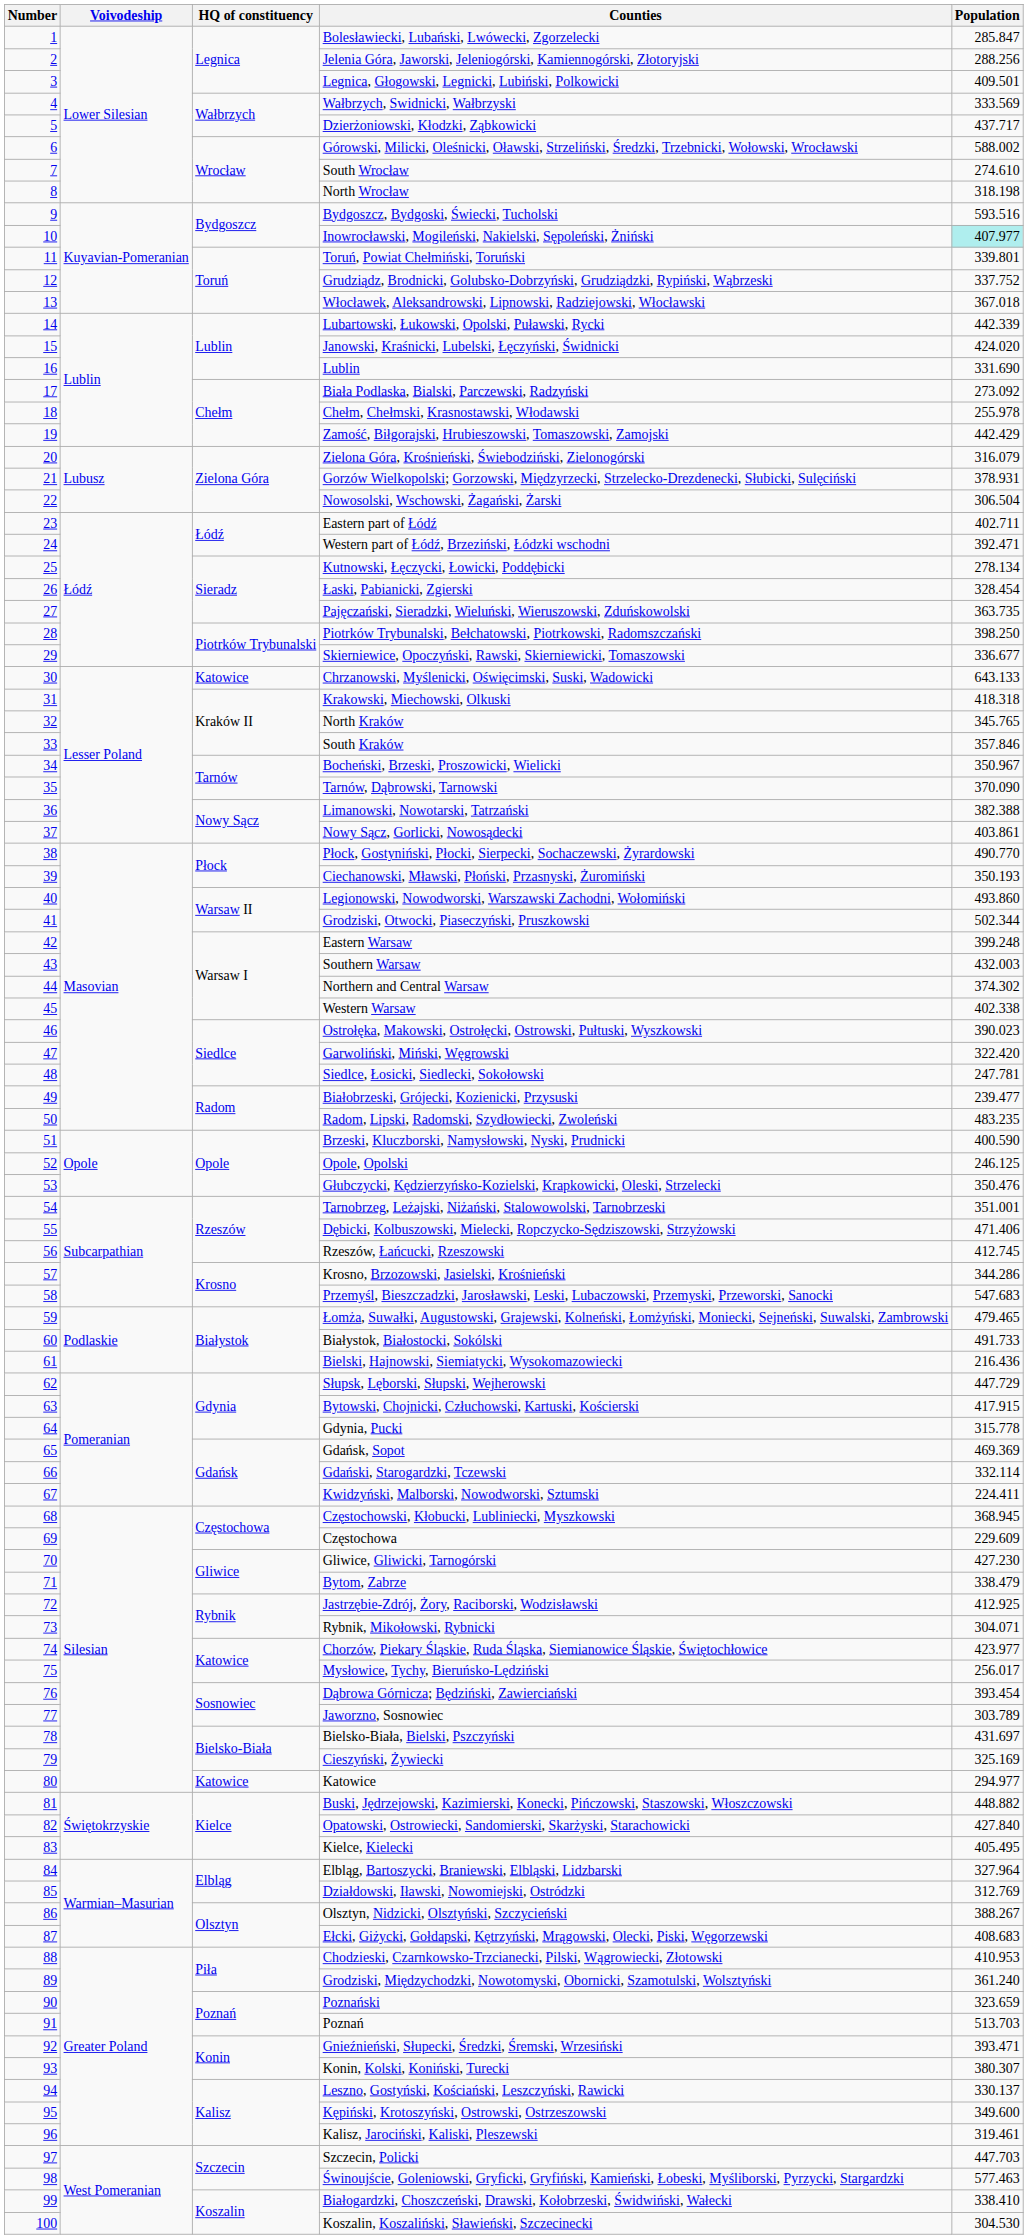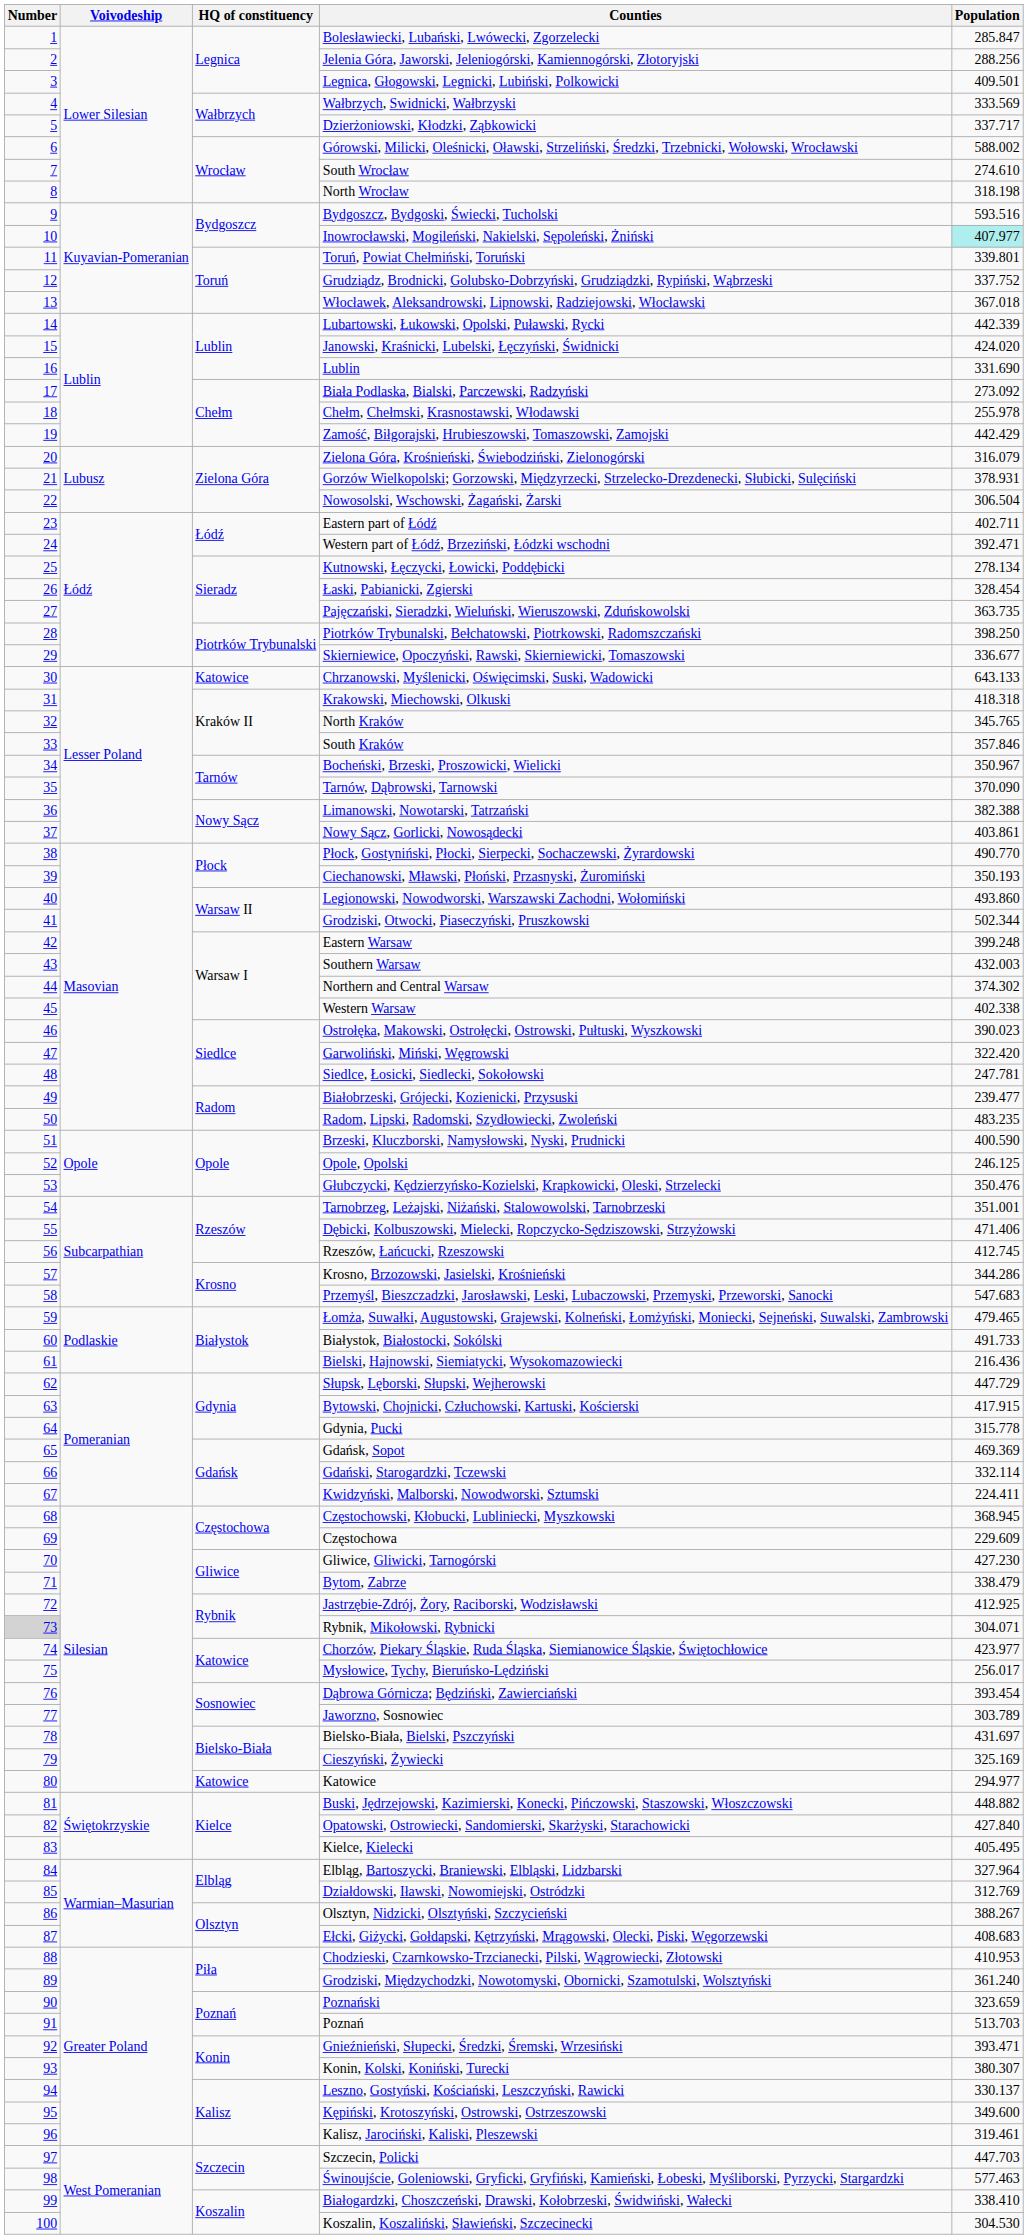(997, 125) 437.717 -> (997, 125) 337.717
(50, 1627) no background -> (50, 1627) lightgrey background
